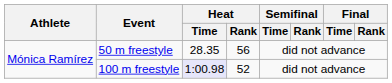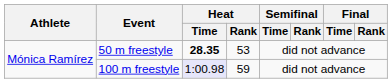(205, 50) normal -> (205, 50) bold
(243, 50) 56 -> (243, 50) 53
(243, 69) 52 -> (243, 69) 59
